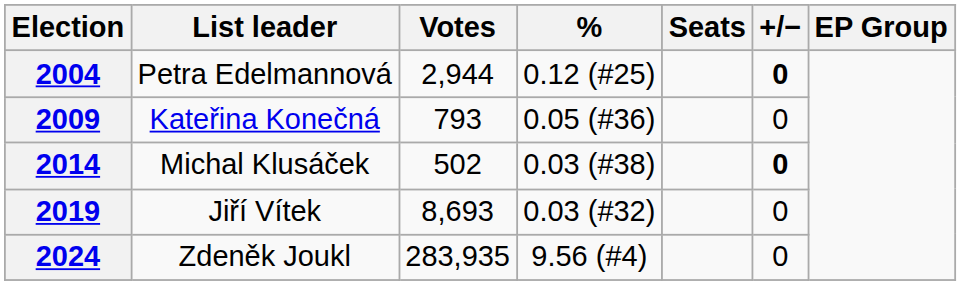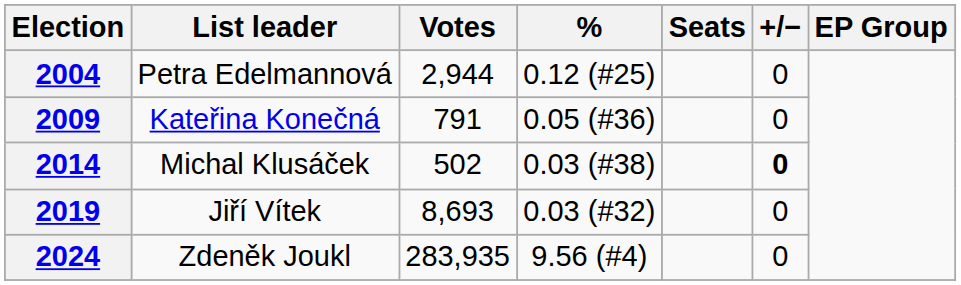(780, 73) bold -> (780, 73) normal
(458, 119) 793 -> (458, 119) 791
